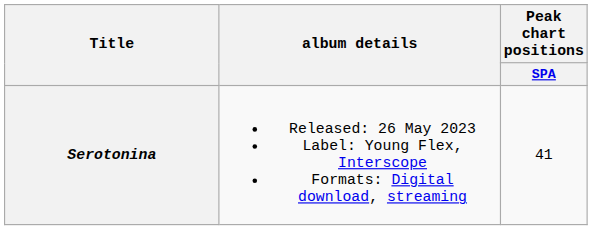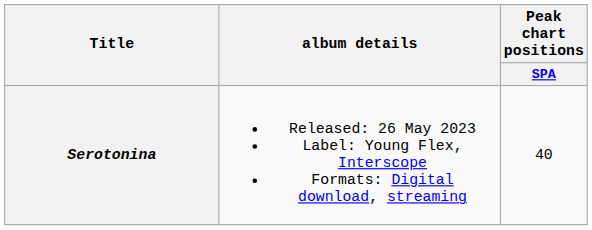(544, 155) 41 -> (544, 155) 40
